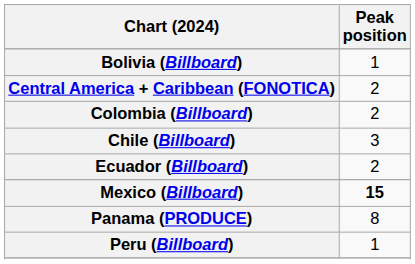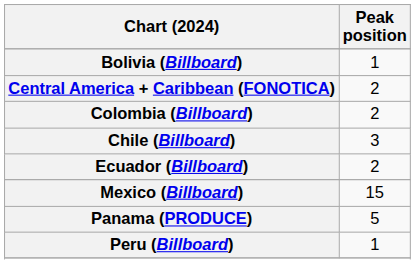(375, 192) bold -> (375, 192) normal
(375, 219) 8 -> (375, 219) 5
